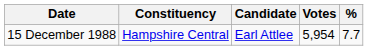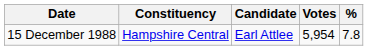(351, 34) 7.7 -> (351, 34) 7.8
